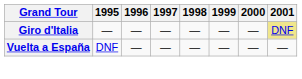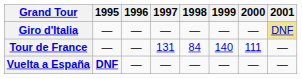+ row: (48, 47)
(107, 47) normal -> (107, 64) bold
